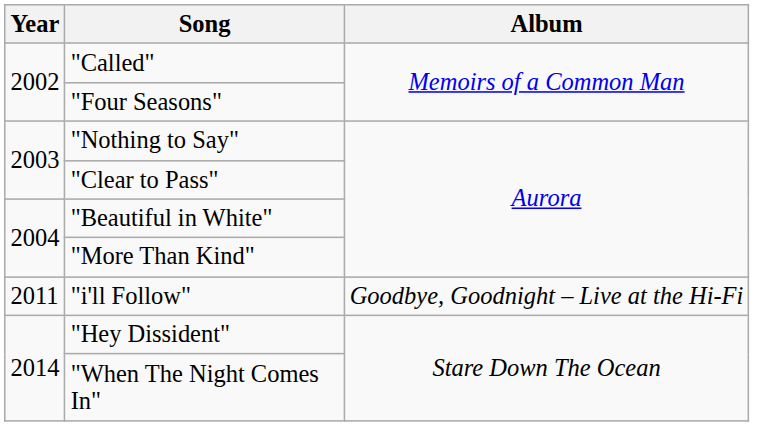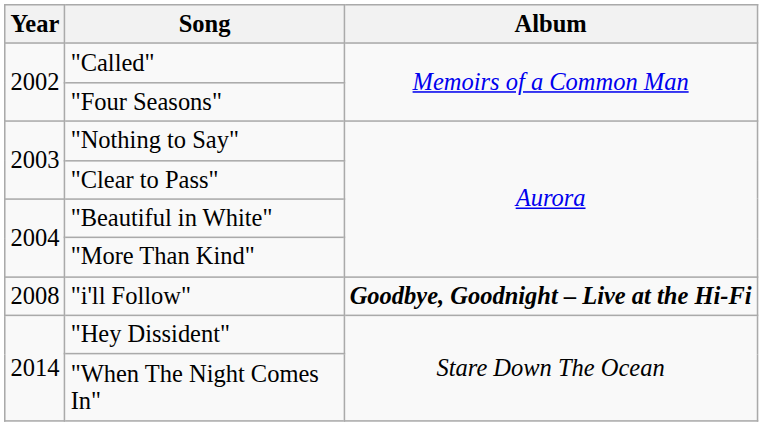(34, 295) 2011 -> (35, 295) 2008
(547, 295) normal -> (551, 295) bold
